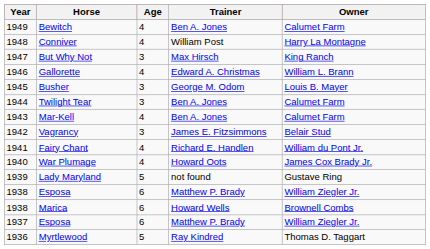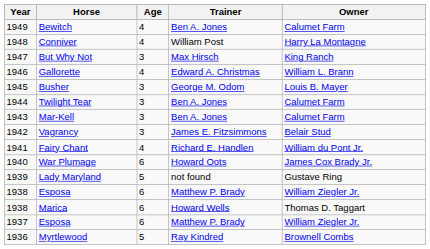(142, 117) 4 -> (142, 117) 3
(142, 162) 4 -> (142, 162) 6
(319, 207) Brownell Combs -> (325, 207) Thomas D. Taggart
(325, 237) Thomas D. Taggart -> (319, 237) Brownell Combs
